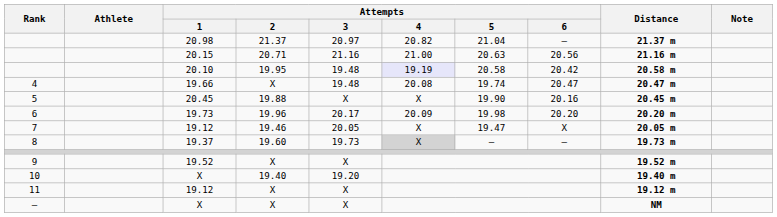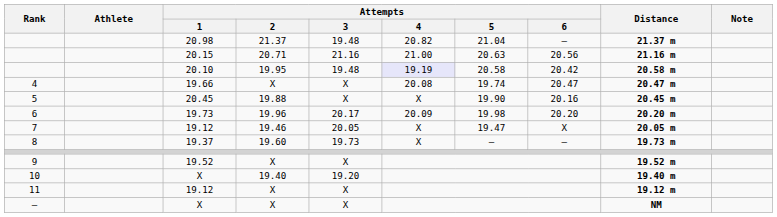(345, 41) 20.97 -> (345, 41) 19.48
(345, 85) 19.48 -> (345, 85) X
(418, 143) lightgrey background -> (418, 143) no background
